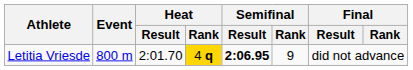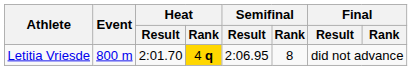(247, 55) bold -> (247, 55) normal
(290, 55) 9 -> (290, 55) 8
